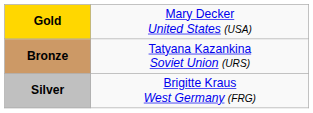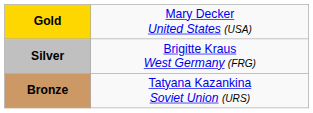rows swapped: (48, 90) <-> (48, 55)
